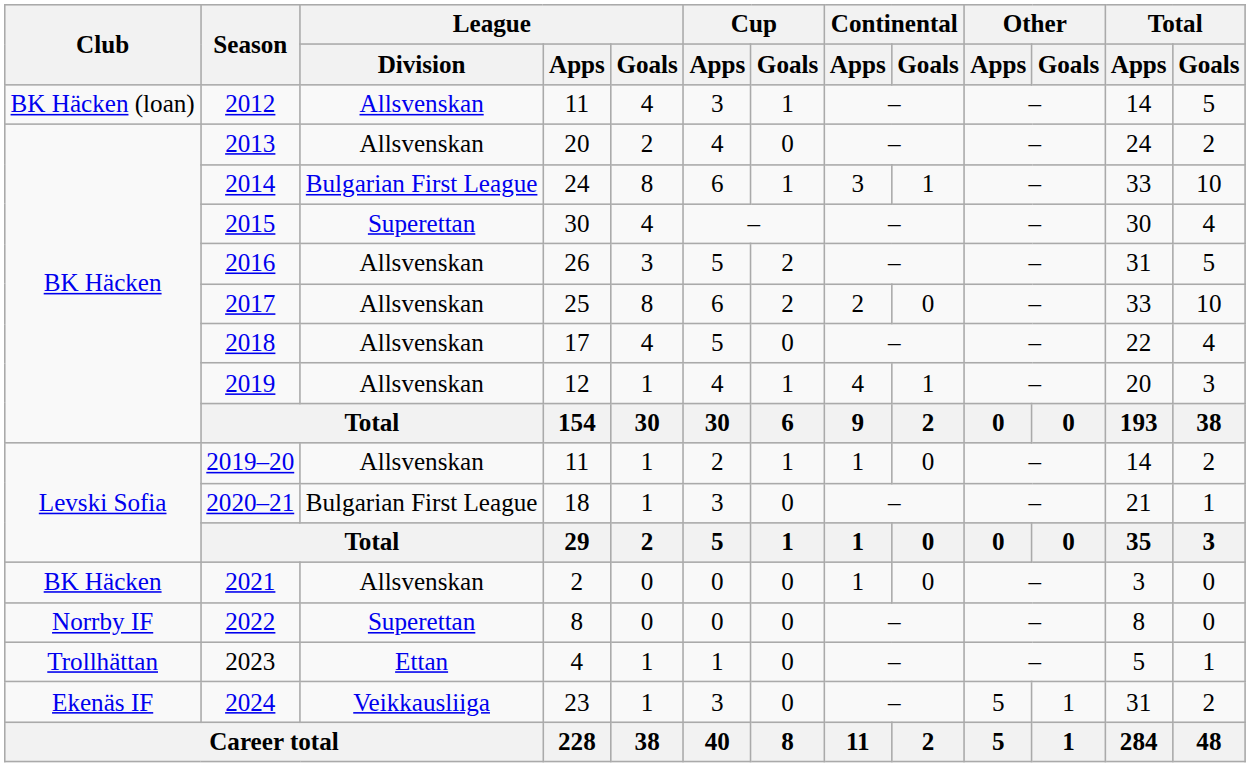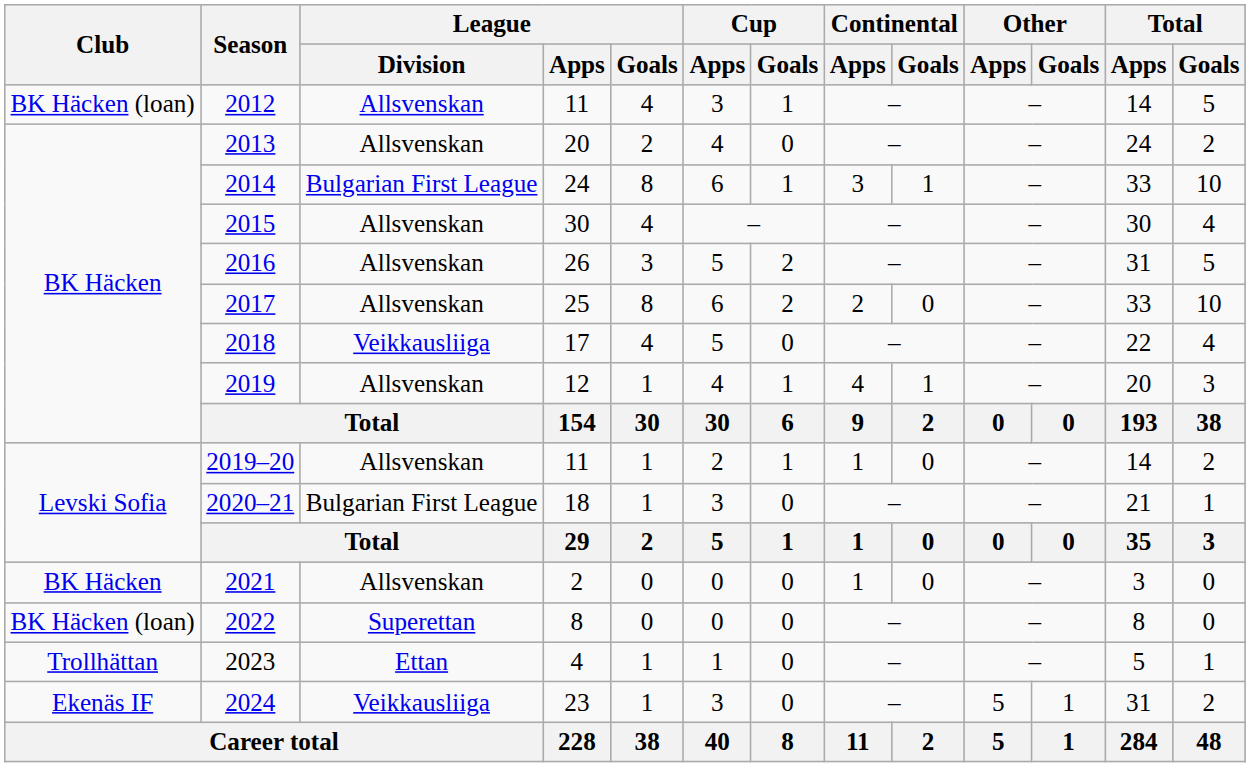(422, 223) Superettan -> (422, 223) Allsvenskan
(422, 343) Allsvenskan -> (422, 343) Veikkausliiga
(103, 622) Norrby IF -> (103, 622) BK Häcken (loan)
